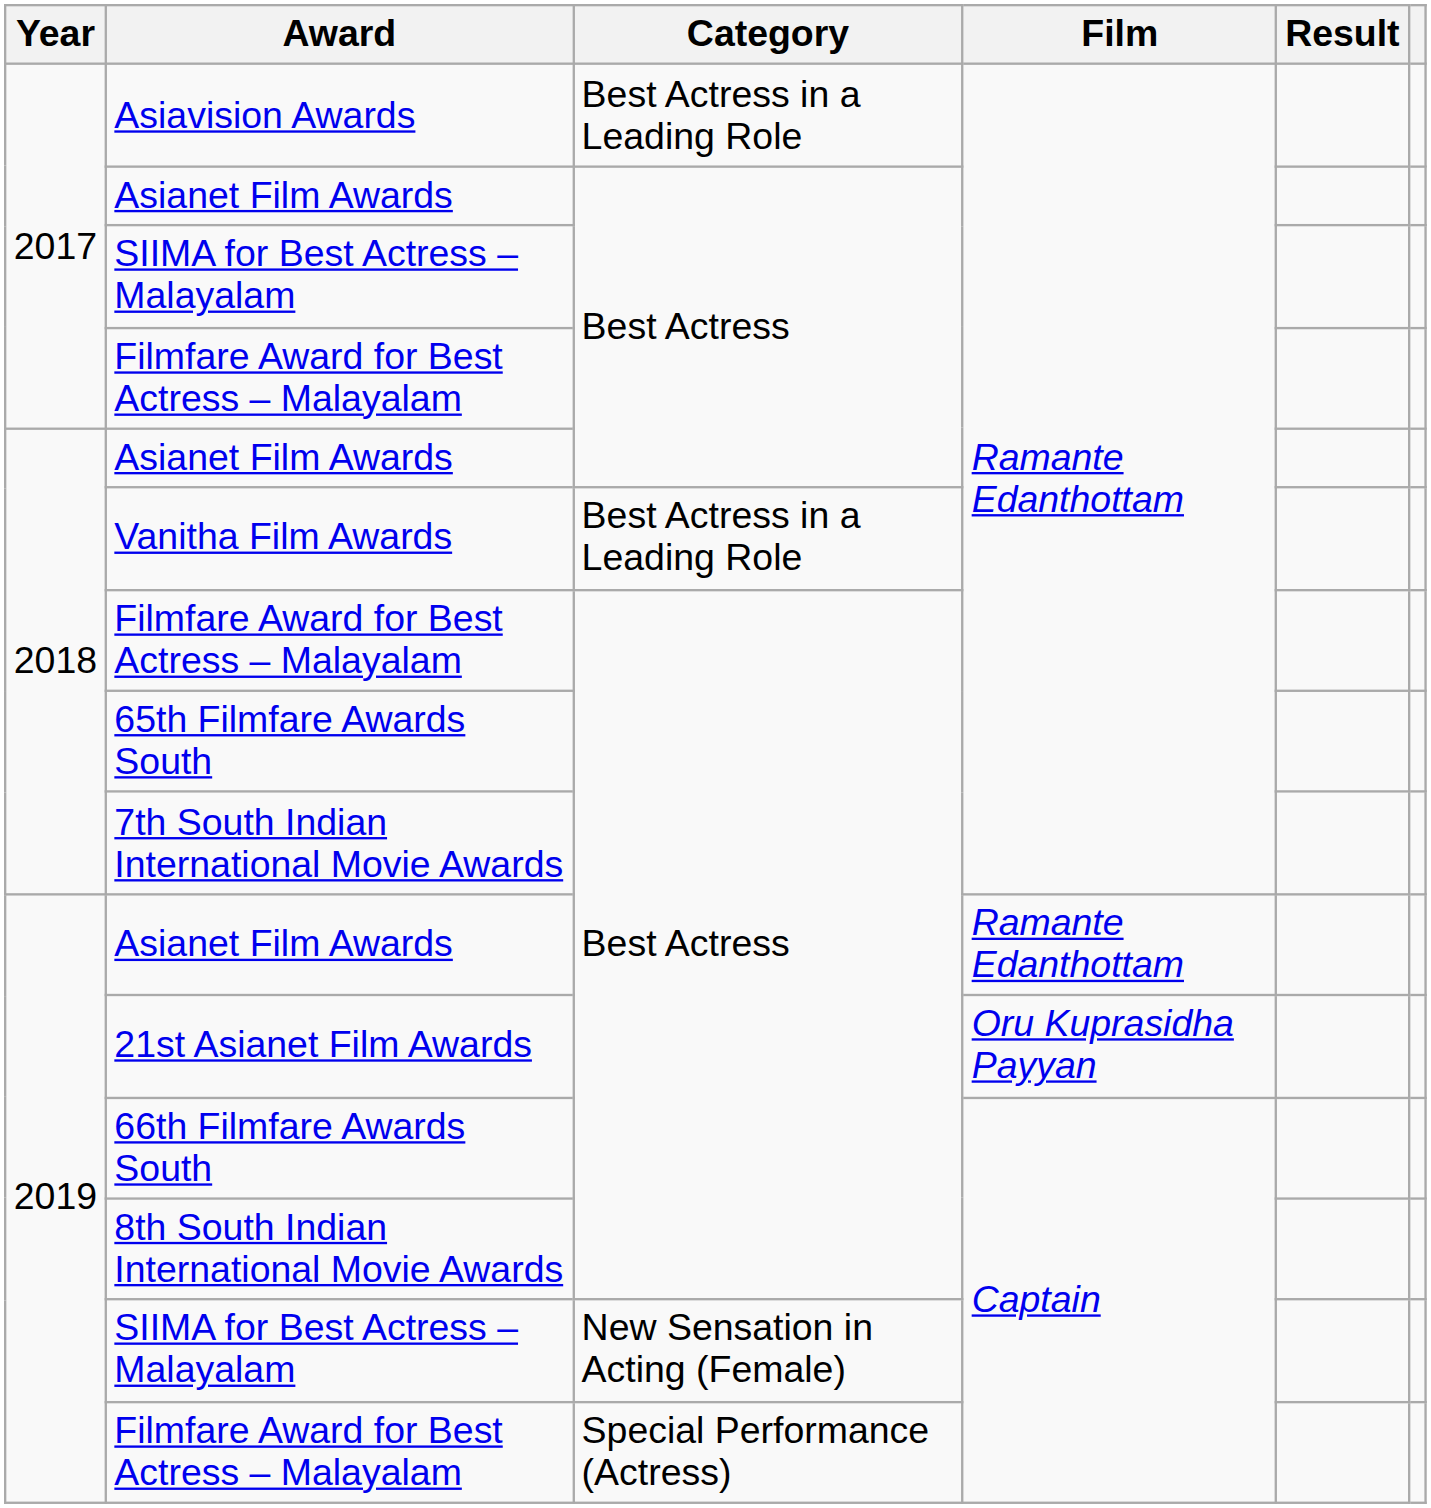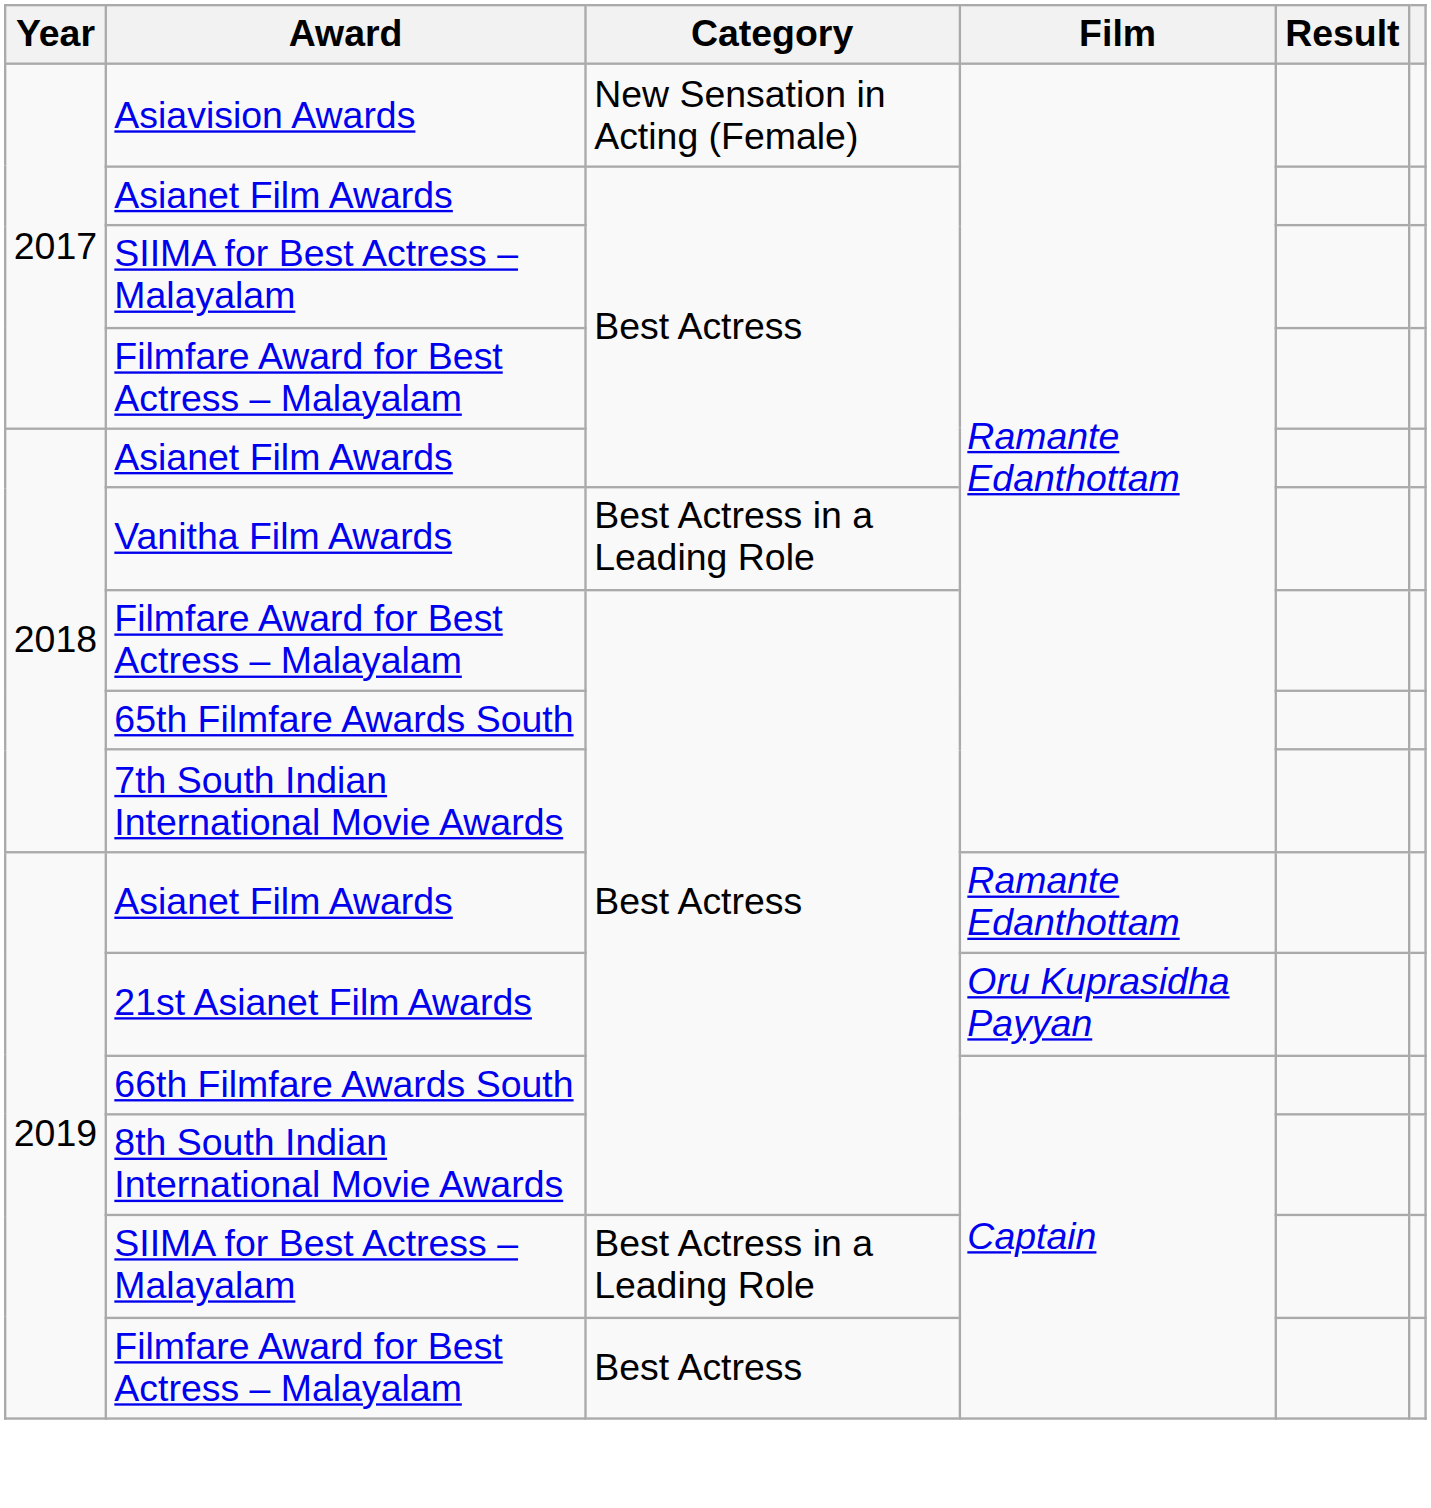(721, 114) Best Actress in a Leading Role -> (740, 114) New Sensation in Acting (Female)
(727, 1349) New Sensation in Acting (Female) -> (734, 1265) Best Actress in a Leading Role
(755, 1451) Special Performance (Actress) -> (698, 1367) Best Actress
